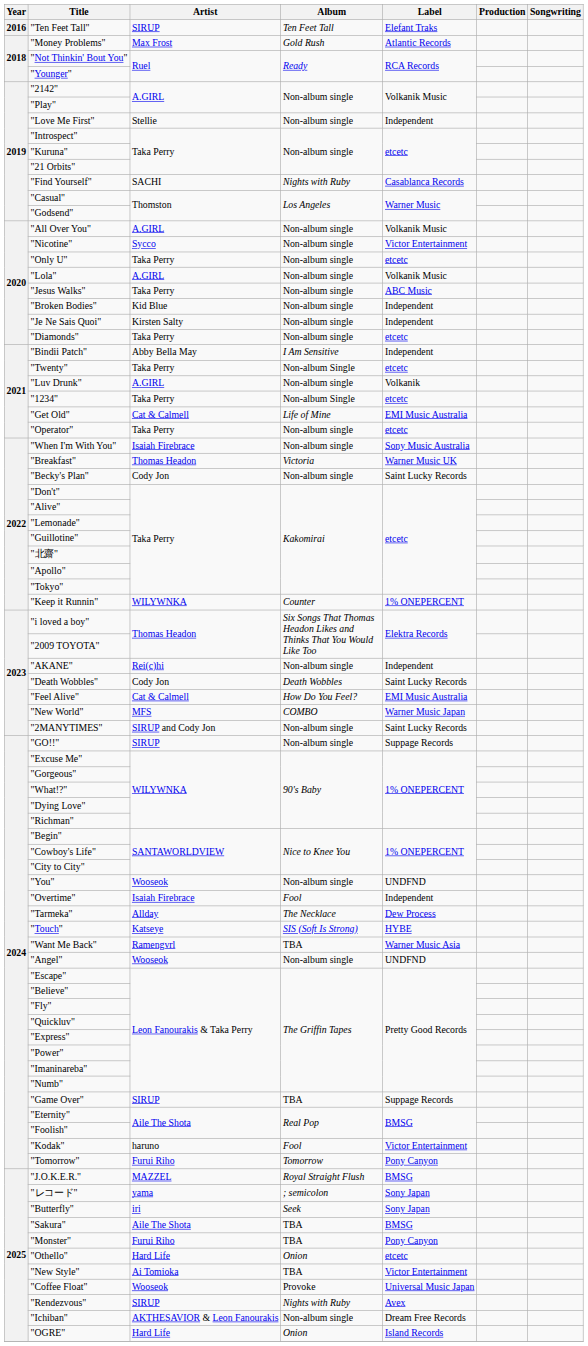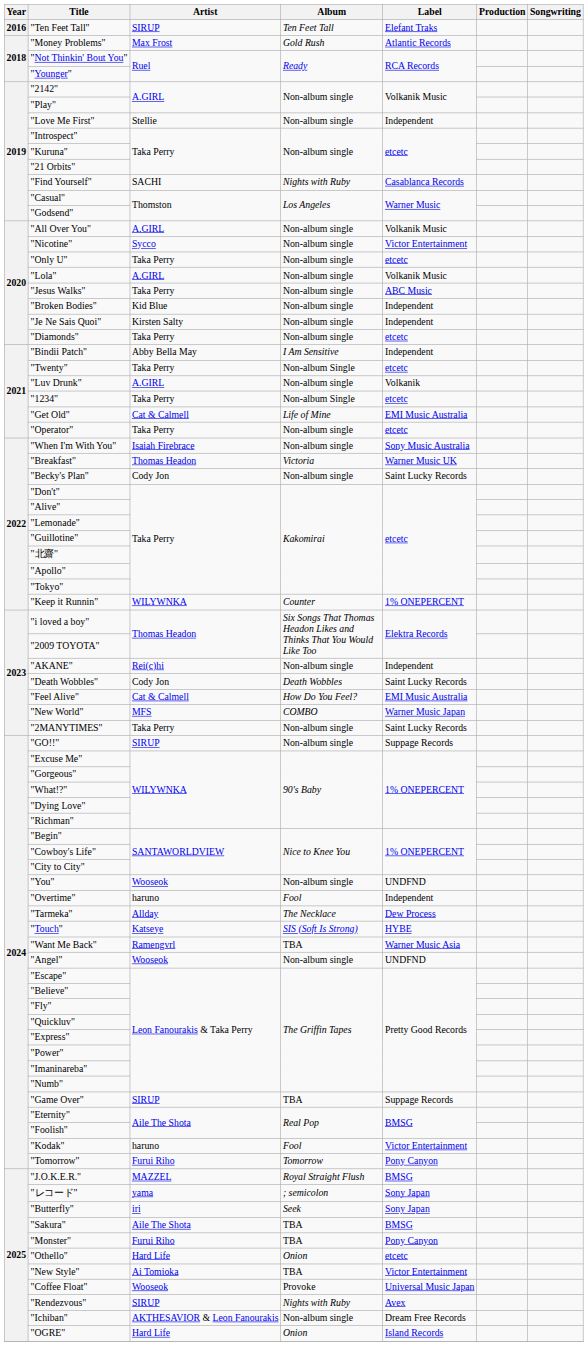(174, 728) SIRUP and Cody Jon -> (153, 728) Taka Perry
(163, 898) Isaiah Firebrace -> (145, 898) haruno
